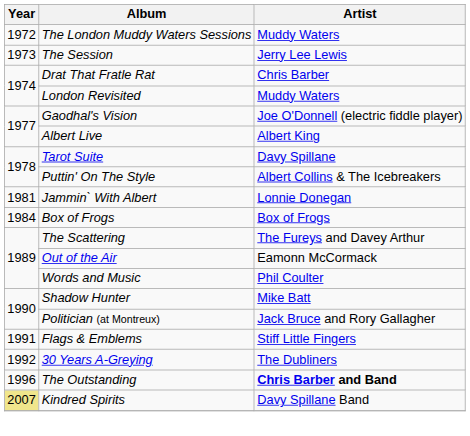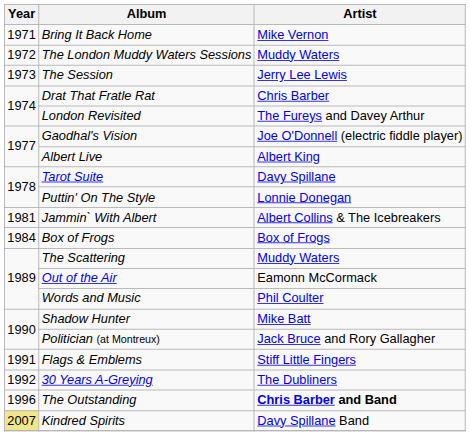+ row: (97, 34)
(298, 95) Muddy Waters -> (341, 116) The Fureys and Davey Arthur
(349, 177) Albert Collins & The Icebreakers -> (304, 197) Lonnie Donegan
(304, 197) Lonnie Donegan -> (349, 217) Albert Collins & The Icebreakers
(341, 237) The Fureys and Davey Arthur -> (298, 258) Muddy Waters
